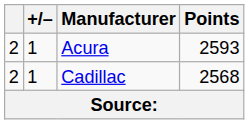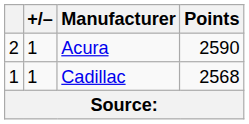(219, 48) 2593 -> (219, 48) 2590
(14, 76) 2 -> (14, 76) 1
